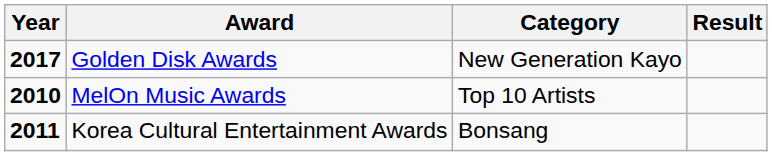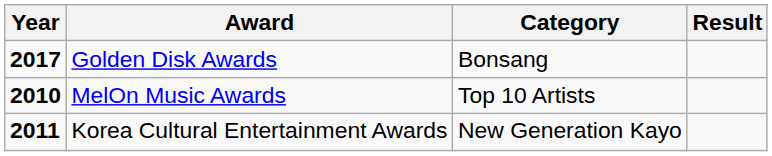(570, 58) New Generation Kayo -> (503, 58) Bonsang
(503, 131) Bonsang -> (570, 131) New Generation Kayo
